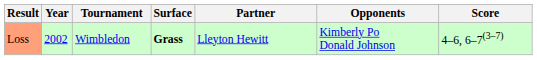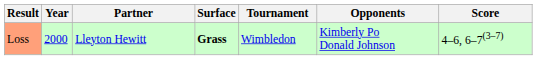columns swapped: (112, 13) <-> (256, 13)
(56, 38) 2002 -> (56, 38) 2000
